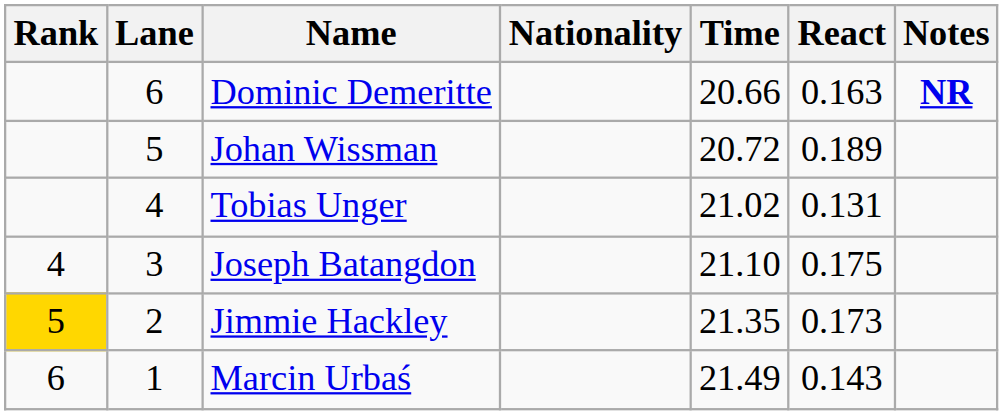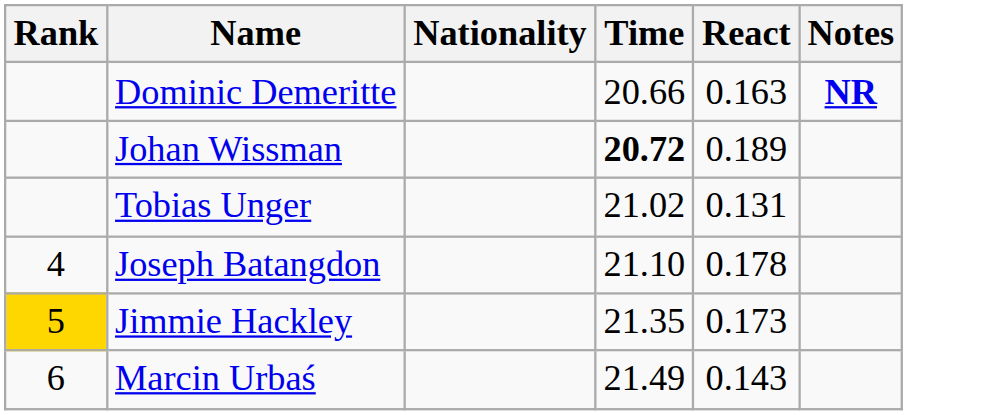- column: (154, 33)
(740, 148) normal -> (644, 148) bold
(842, 263) 0.175 -> (746, 263) 0.178
